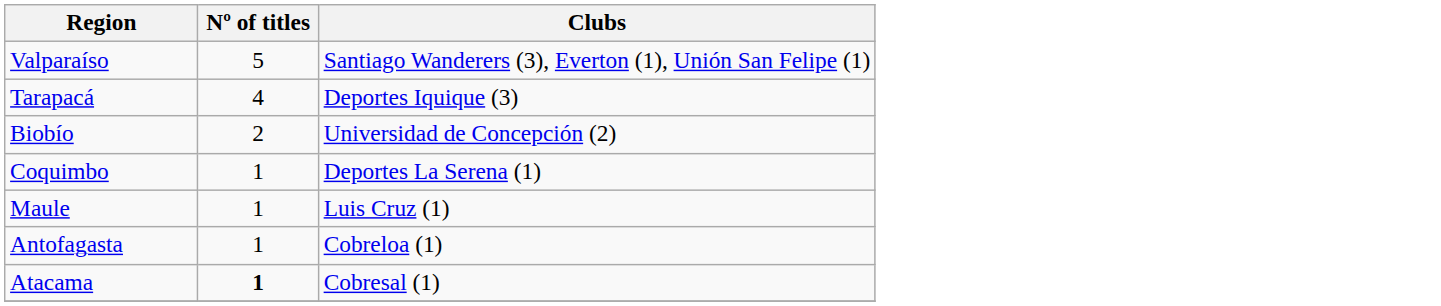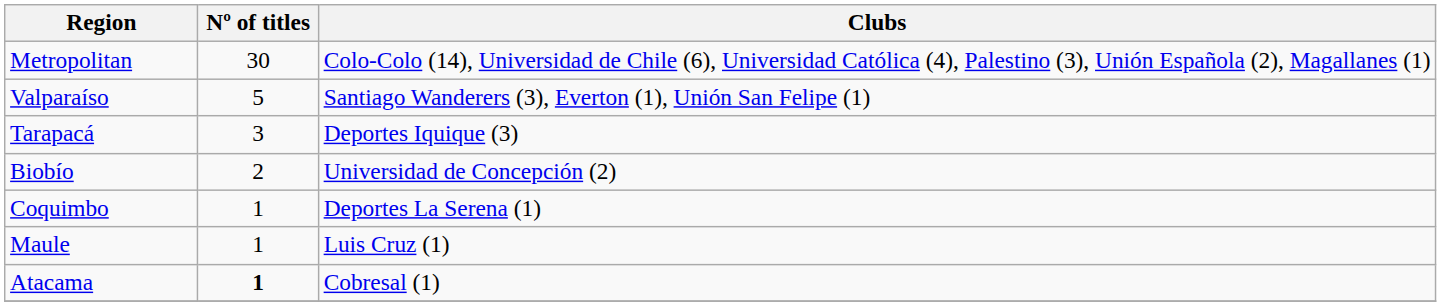+ row: (71, 60)
(258, 97) 4 -> (258, 134) 3
- row: (67, 245)
